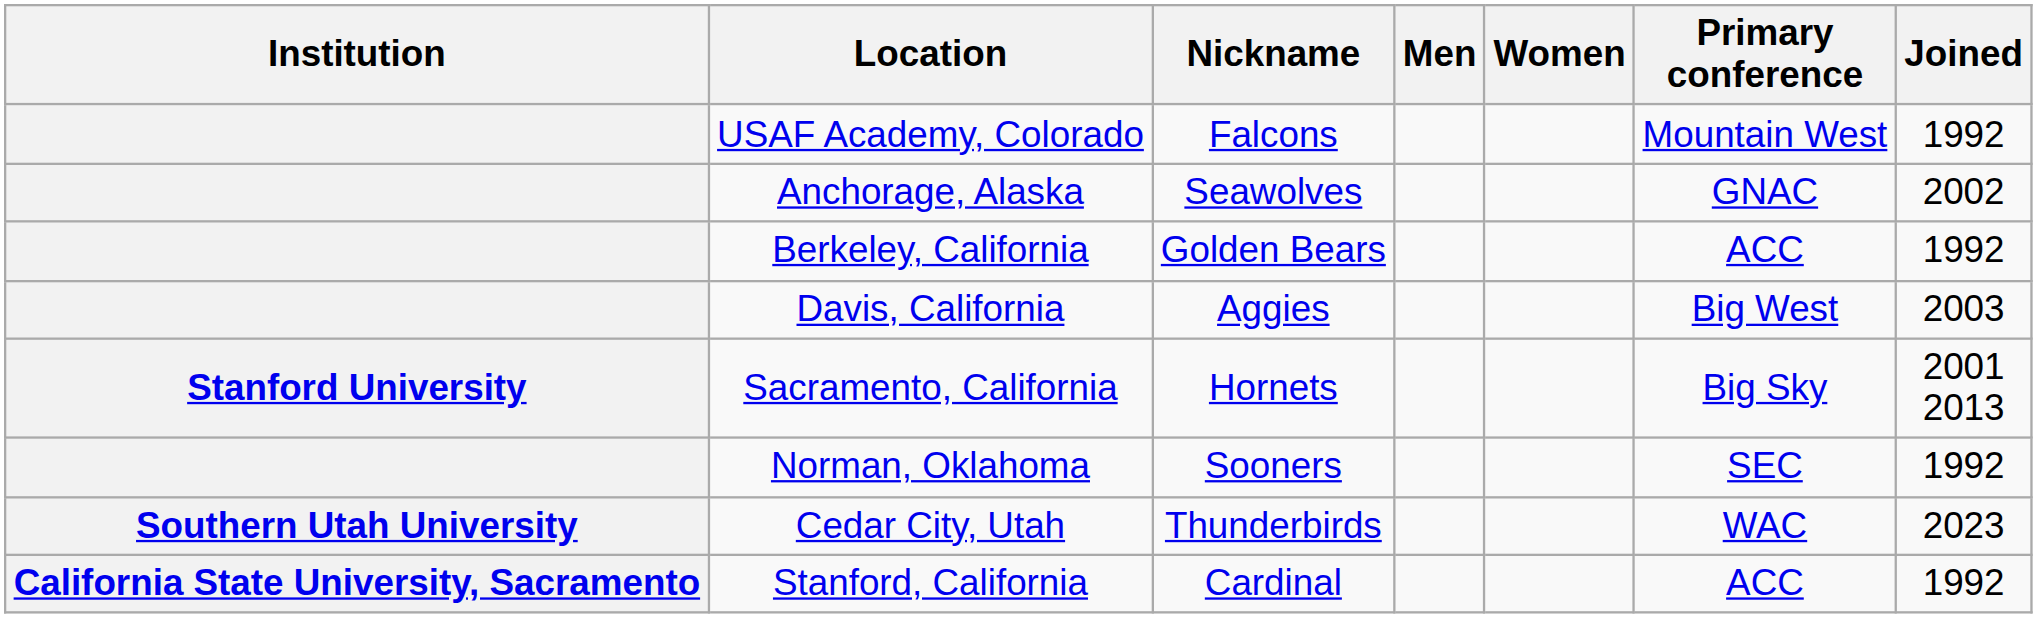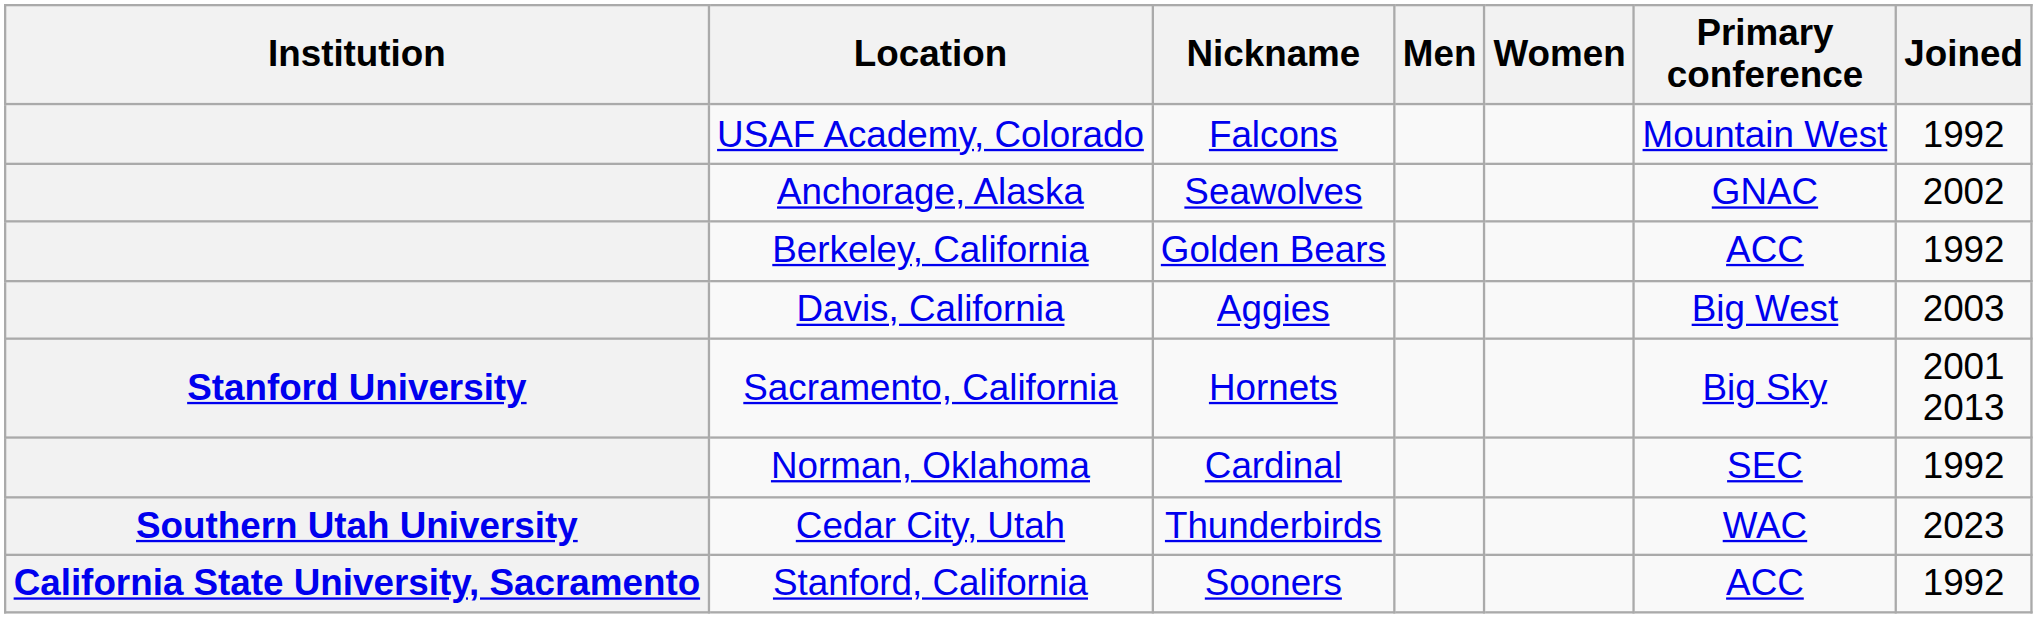(1273, 466) Sooners -> (1273, 466) Cardinal
(1273, 583) Cardinal -> (1273, 583) Sooners
